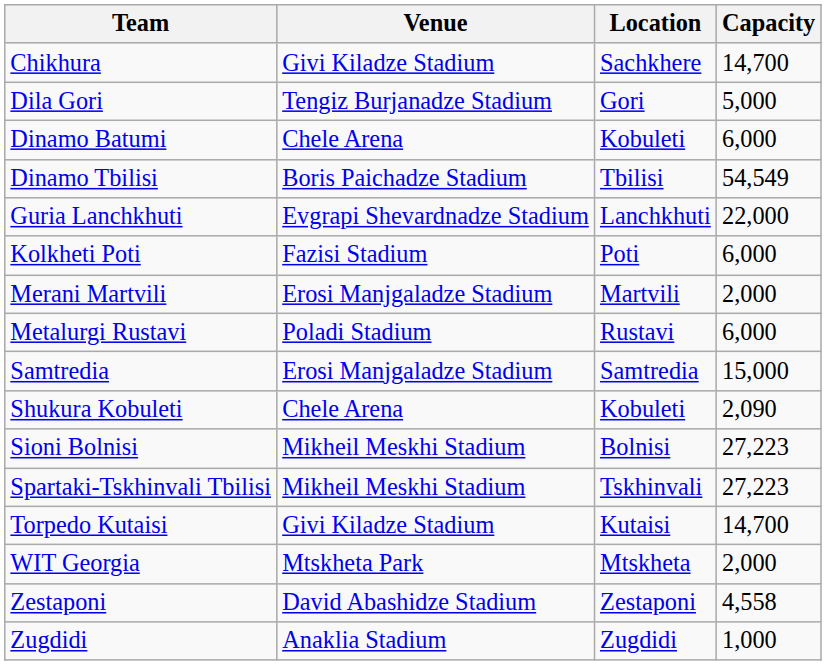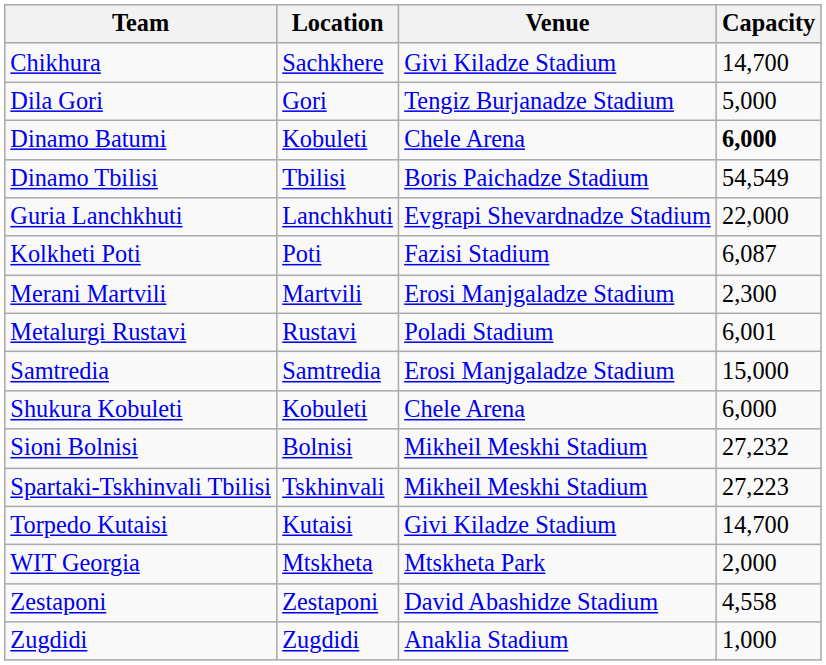columns swapped: (655, 23) <-> (436, 23)
(749, 139) normal -> (749, 139) bold
(749, 255) 6,000 -> (749, 255) 6,087
(749, 293) 2,000 -> (749, 293) 2,300
(749, 332) 6,000 -> (749, 332) 6,001
(749, 409) 2,090 -> (749, 409) 6,000
(755, 448) 27,223 -> (755, 448) 27,232
